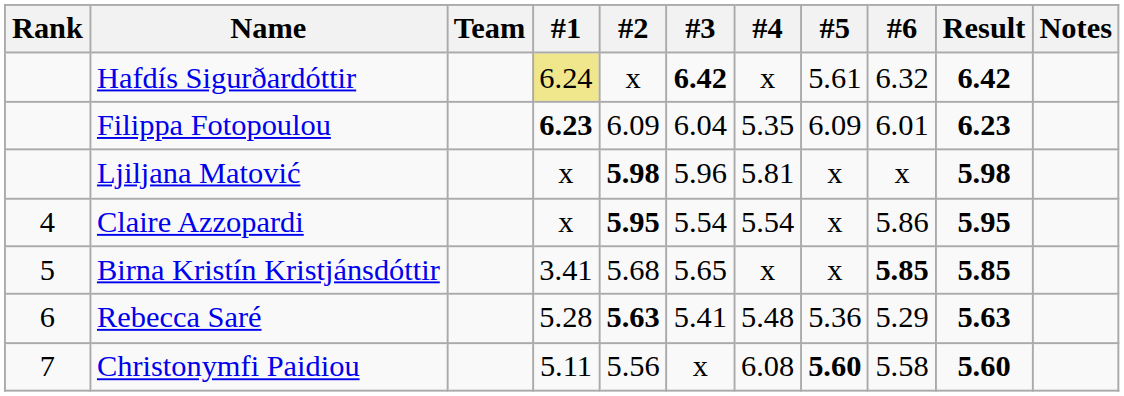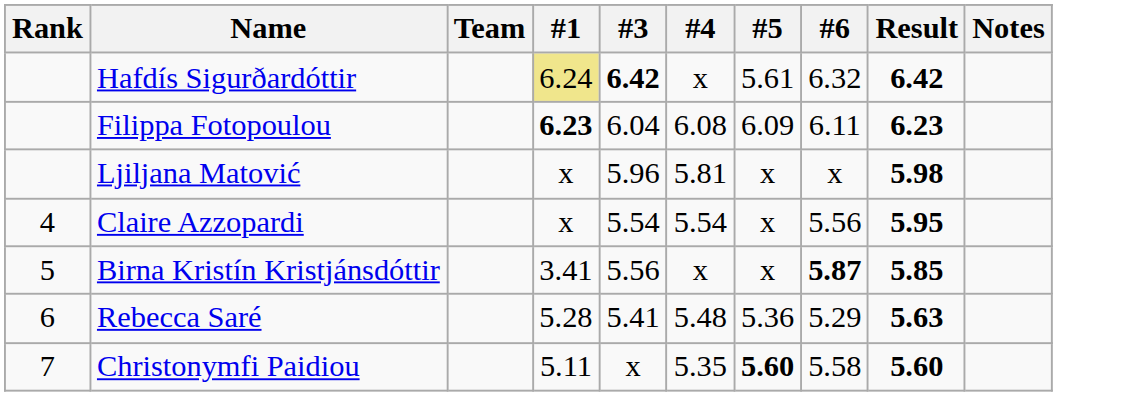- column: (633, 28)
(768, 125) 5.35 -> (700, 125) 6.08
(902, 125) 6.01 -> (835, 125) 6.11
(902, 221) 5.86 -> (835, 221) 5.56
(700, 269) 5.65 -> (633, 269) 5.56
(902, 269) 5.85 -> (835, 269) 5.87
(768, 366) 6.08 -> (700, 366) 5.35
